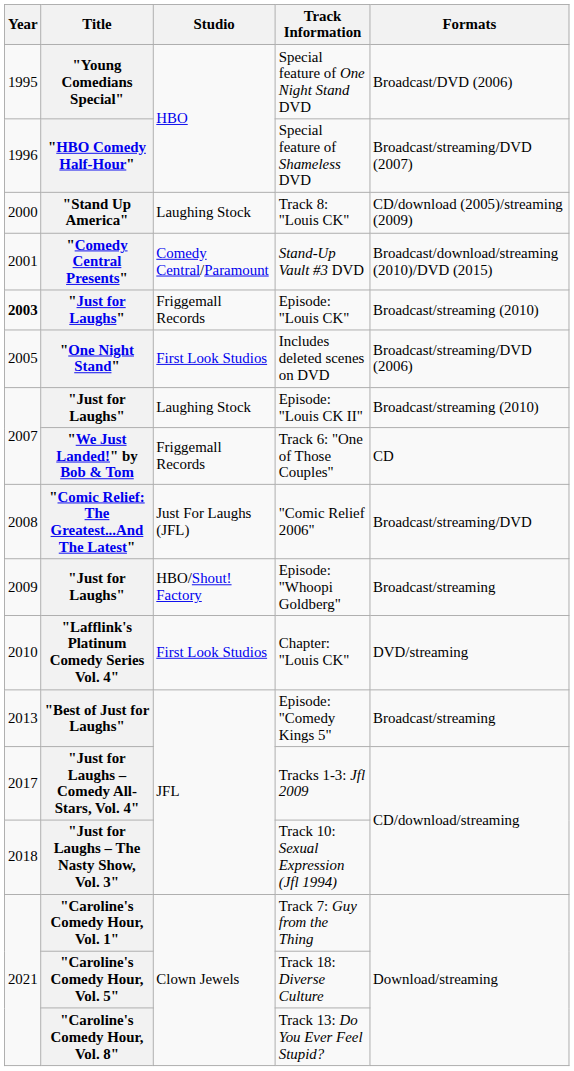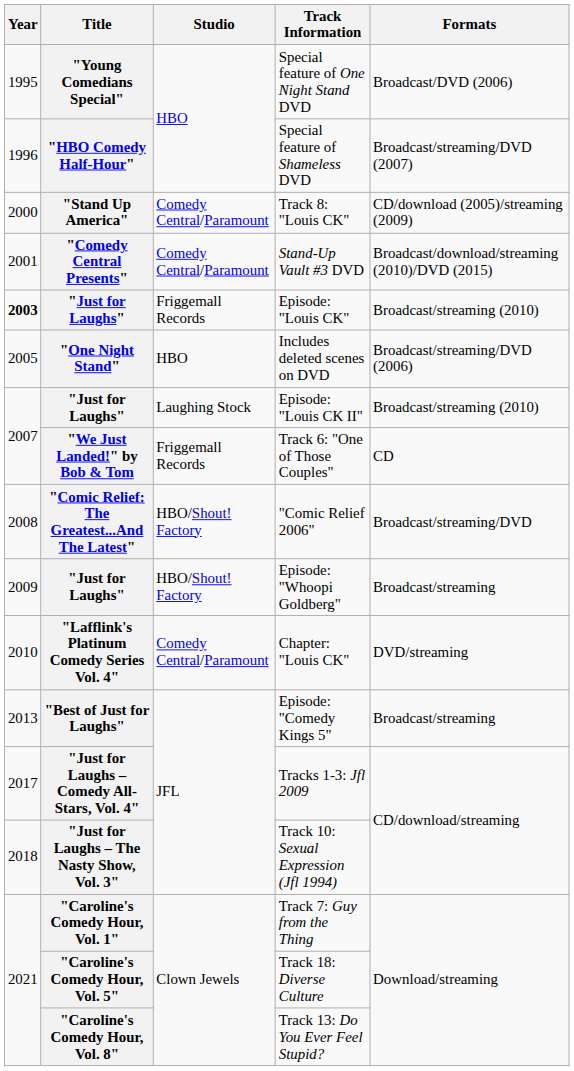(204, 212) Laughing Stock -> (213, 212) Comedy Central/Paramount
(212, 358) First Look Studios -> (172, 358) HBO
(204, 521) Just For Laughs (JFL) -> (194, 521) HBO/Shout! Factory
(212, 652) First Look Studios -> (213, 652) Comedy Central/Paramount
